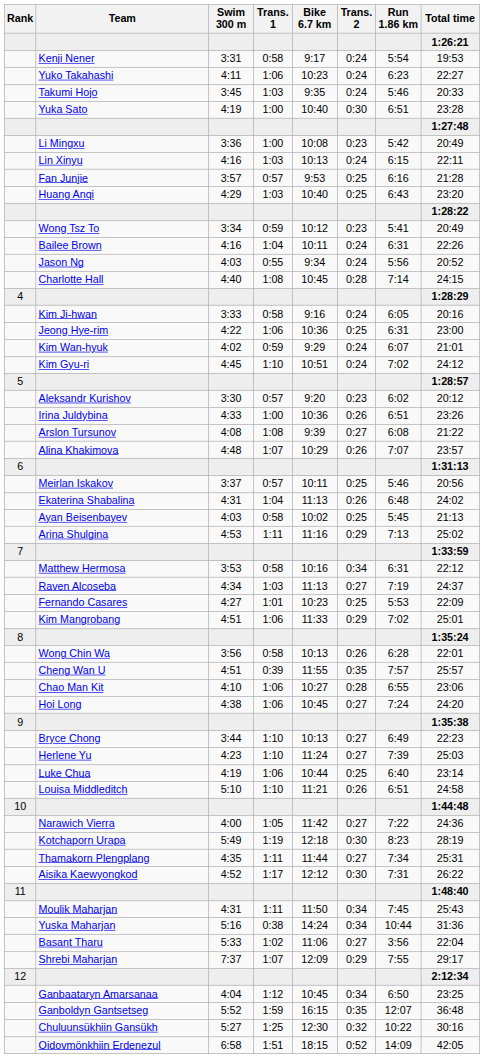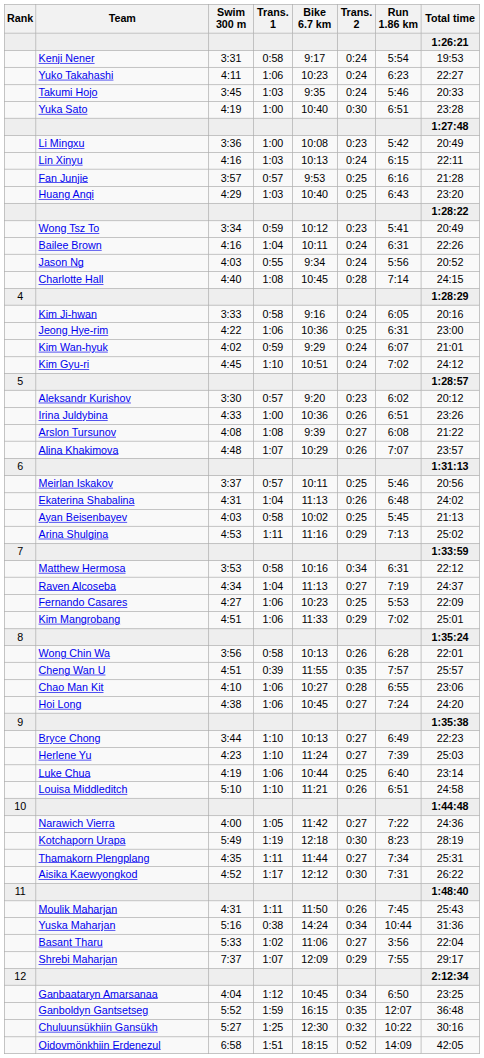(273, 586) 1:03 -> (273, 586) 1:04
(273, 603) 1:01 -> (273, 603) 1:06
(356, 909) 0:34 -> (356, 909) 0:26
